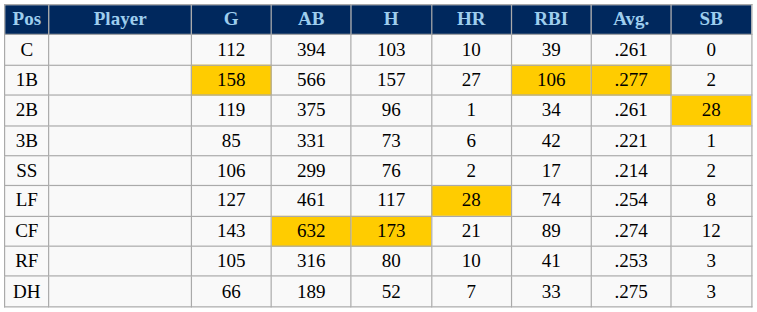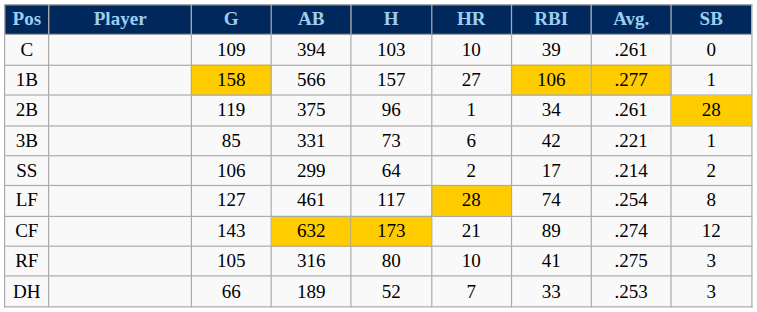(231, 49) 112 -> (231, 49) 109
(711, 79) 2 -> (711, 79) 1
(391, 170) 76 -> (391, 170) 64
(631, 261) .253 -> (631, 261) .275
(631, 291) .275 -> (631, 291) .253
